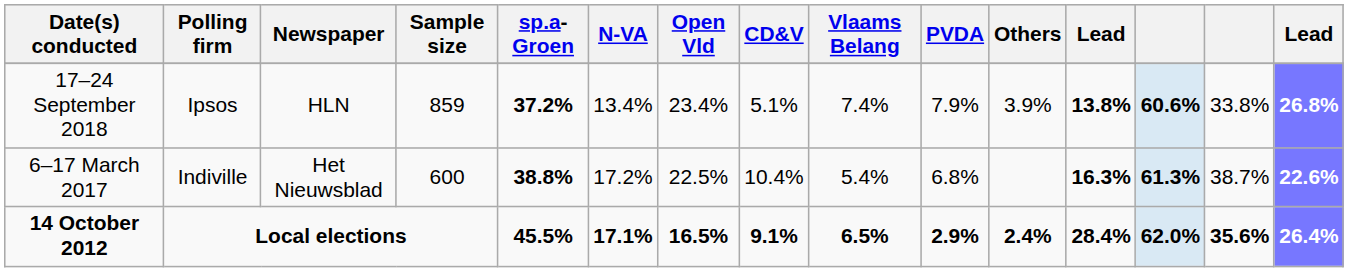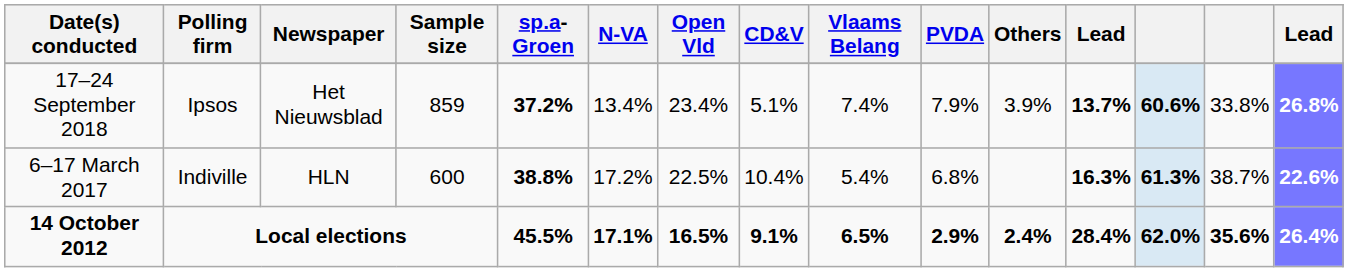(329, 105) HLN -> (329, 105) Het Nieuwsblad
(1101, 105) 13.8% -> (1101, 105) 13.7%
(329, 176) Het Nieuwsblad -> (329, 176) HLN
